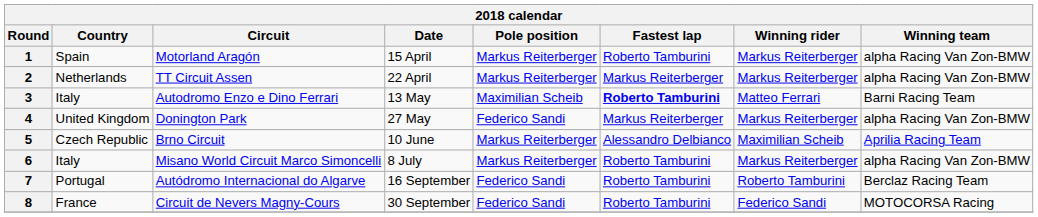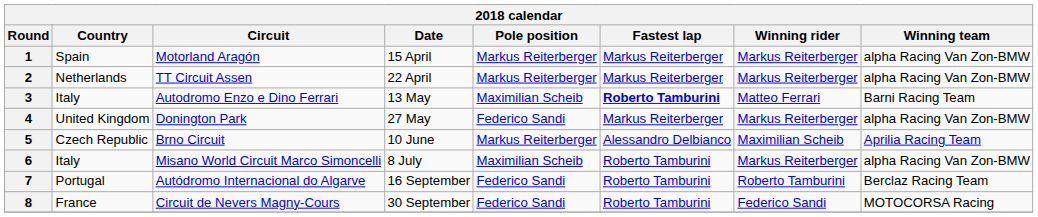(657, 56) Roberto Tamburini -> (663, 56) Markus Reiterberger
(537, 160) Markus Reiterberger -> (530, 160) Maximilian Scheib
